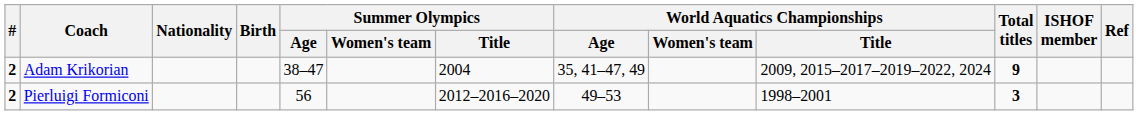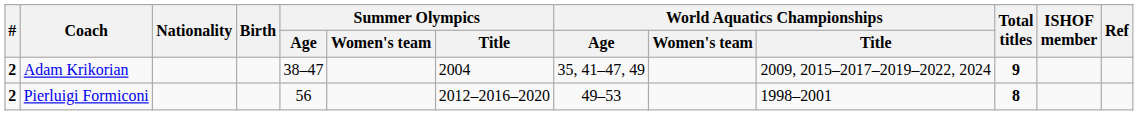(1016, 95) 3 -> (1016, 95) 8
